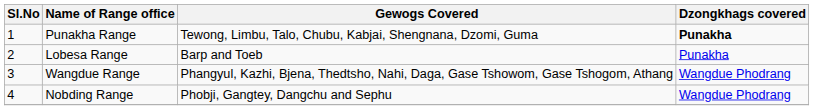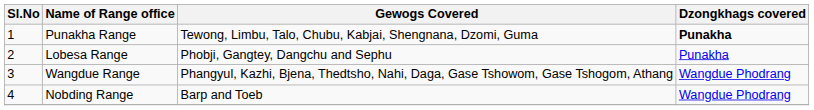(222, 54) Barp and Toeb -> (286, 54) Phobji, Gangtey, Dangchu and Sephu
(286, 94) Phobji, Gangtey, Dangchu and Sephu -> (222, 94) Barp and Toeb
